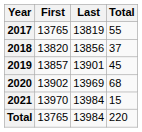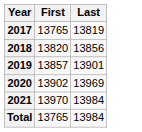- column: (122, 13)
